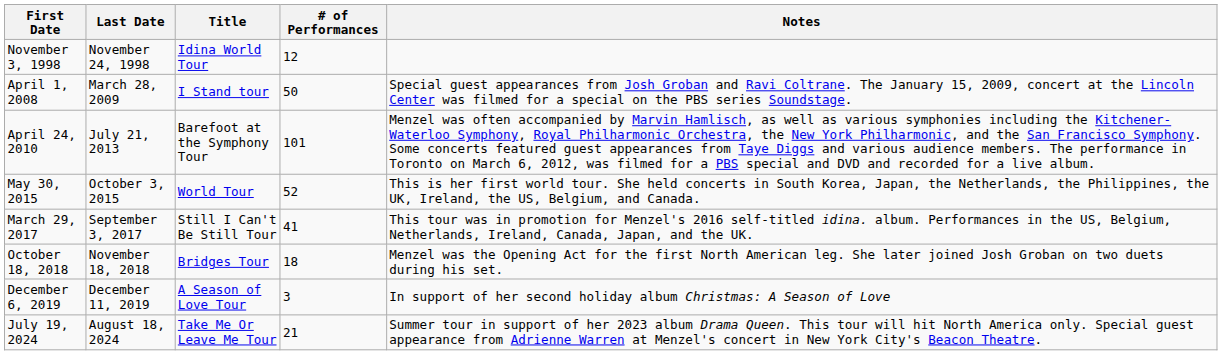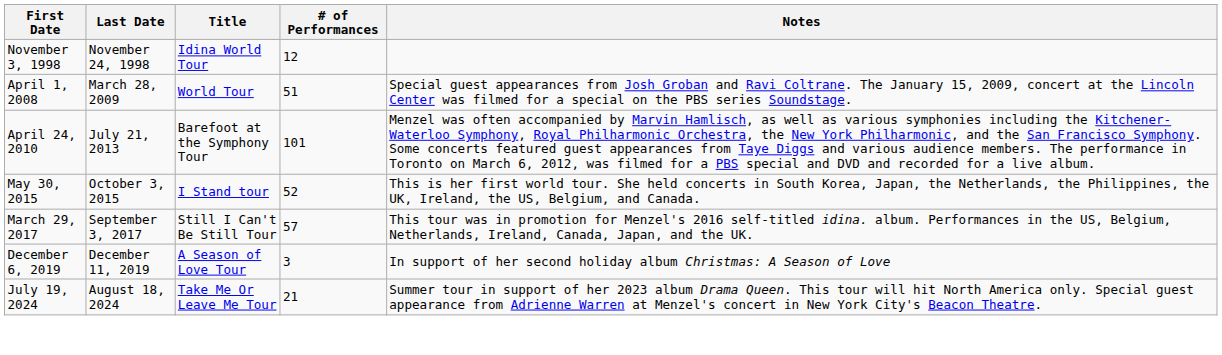(223, 92) I Stand tour -> (216, 92) World Tour
(291, 92) 50 -> (291, 92) 51
(216, 192) World Tour -> (223, 192) I Stand tour
(291, 227) 41 -> (291, 227) 57
- row: (38, 262)
